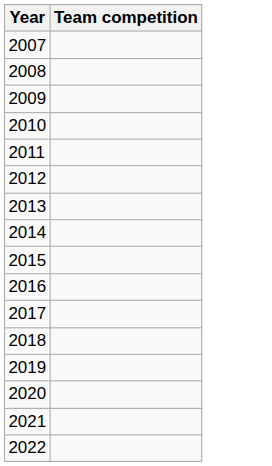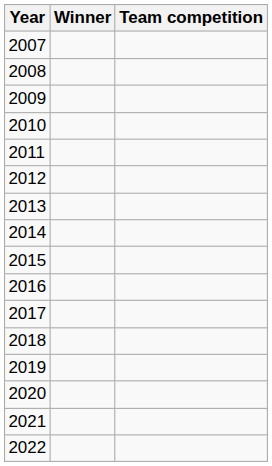+ column: (83, 17)
